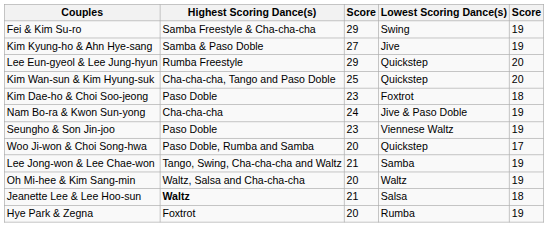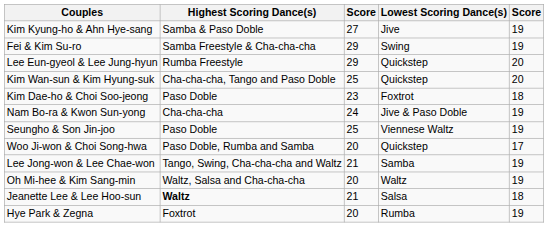rows swapped: (44, 29) <-> (80, 46)
(352, 130) 23 -> (352, 130) 25
